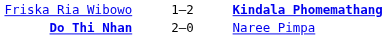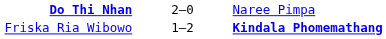rows swapped: (91, 28) <-> (68, 10)
